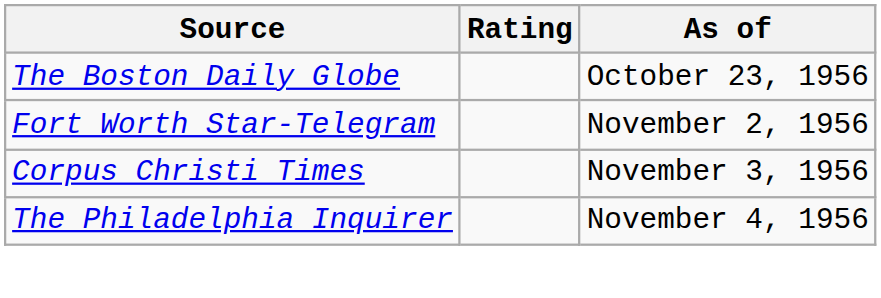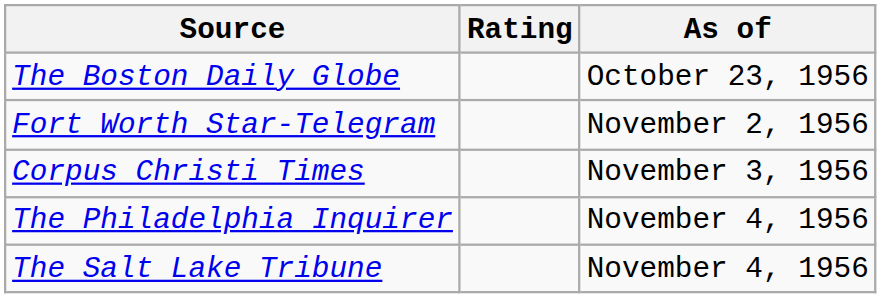+ row: (197, 268)
